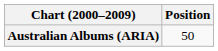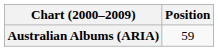(188, 35) 50 -> (188, 35) 59
